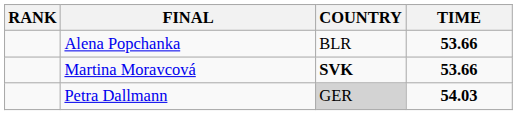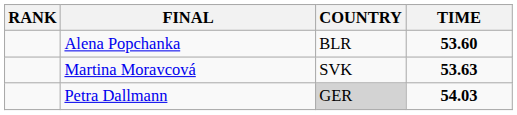(459, 43) 53.66 -> (459, 43) 53.60
(336, 69) bold -> (336, 69) normal
(459, 69) 53.66 -> (459, 69) 53.63
